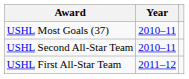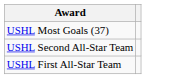- column: (157, 13)
